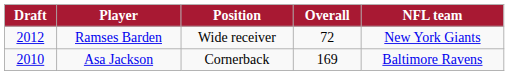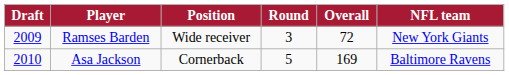+ column: (289, 15)
(30, 37) 2012 -> (27, 37) 2009
